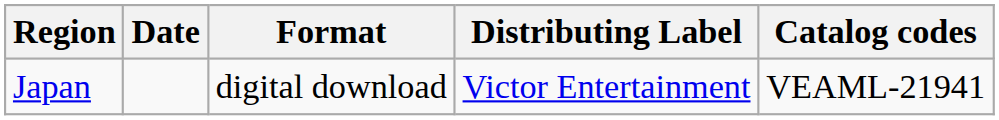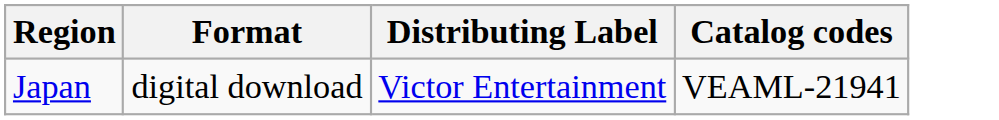- column: (166, 31)
